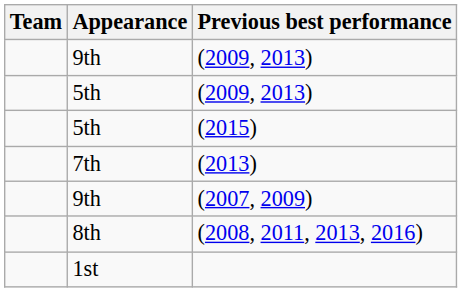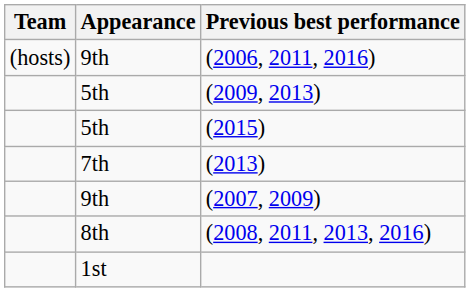+ row: (95, 57)
- row: (87, 57)
